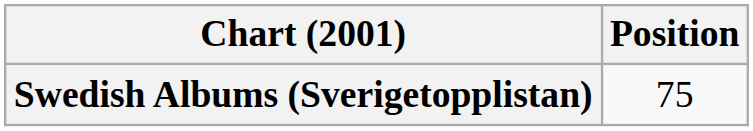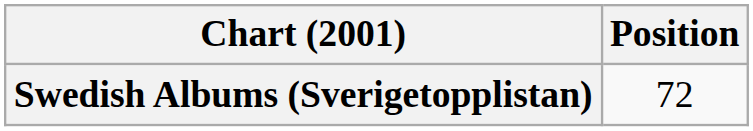(675, 93) 75 -> (675, 93) 72
